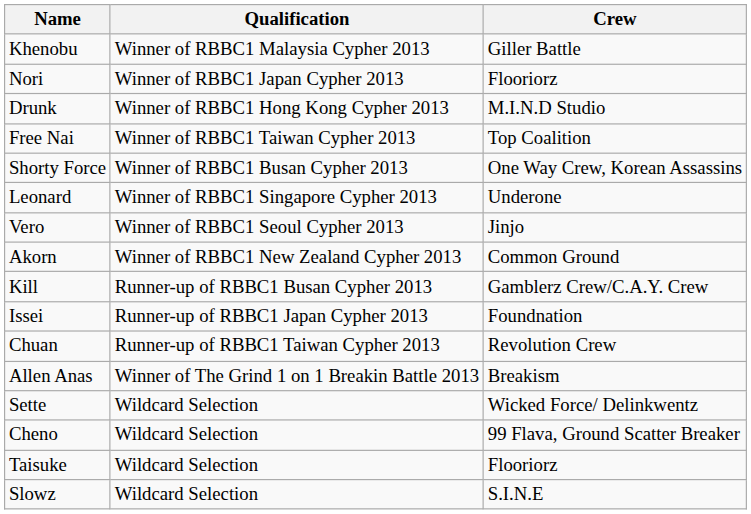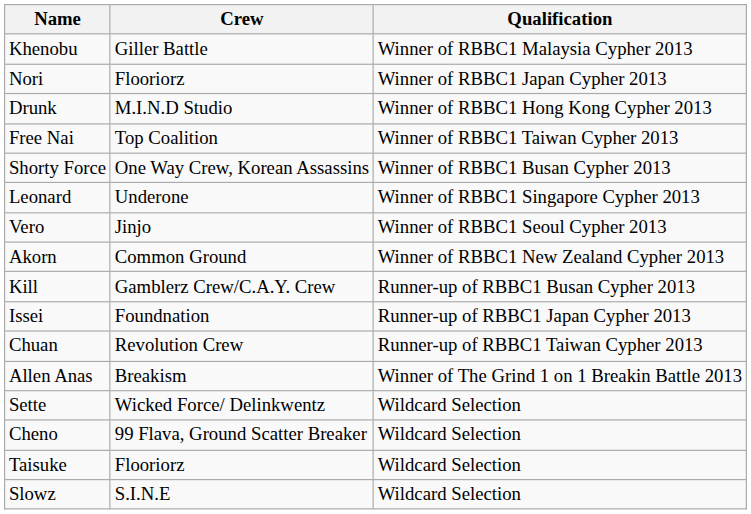columns swapped: (615, 19) <-> (297, 19)
